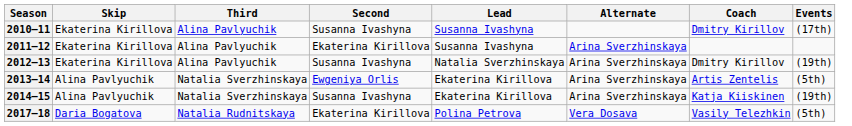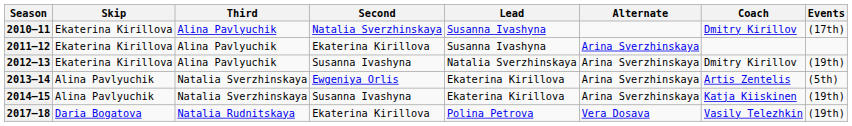(362, 30) Susanna Ivashyna -> (377, 30) Natalia Sverzhinskaya
(811, 113) (5th) -> (826, 113) (19th)
